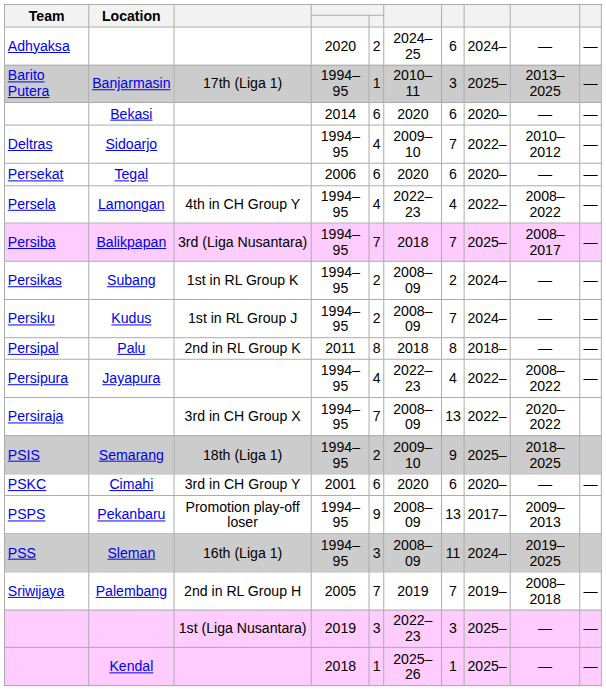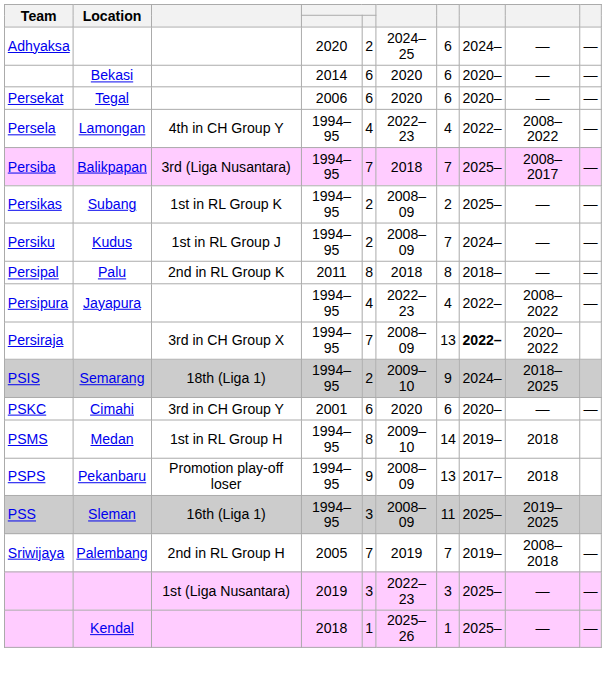- row: (29, 84)
- row: (30, 144)
(487, 281) 2024– -> (482, 205) 2025–
(487, 417) normal -> (482, 341) bold
(487, 455) 2025– -> (482, 379) 2024–
+ row: (28, 439)
(545, 515) 2009–2013 -> (543, 477) 2018
(487, 553) 2024– -> (482, 515) 2025–
